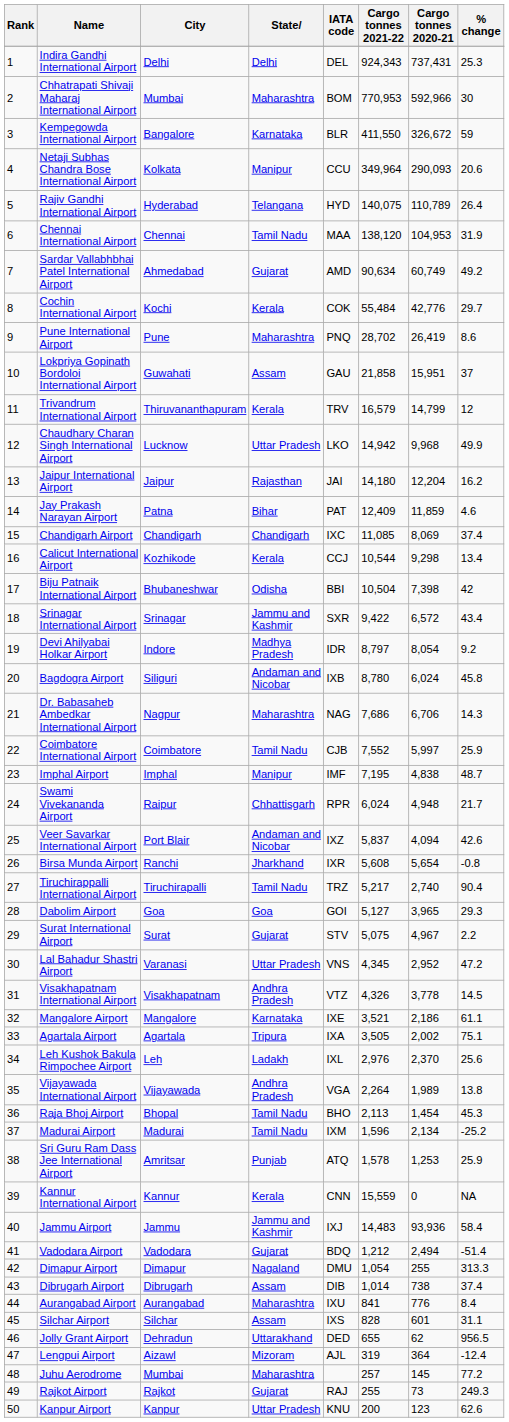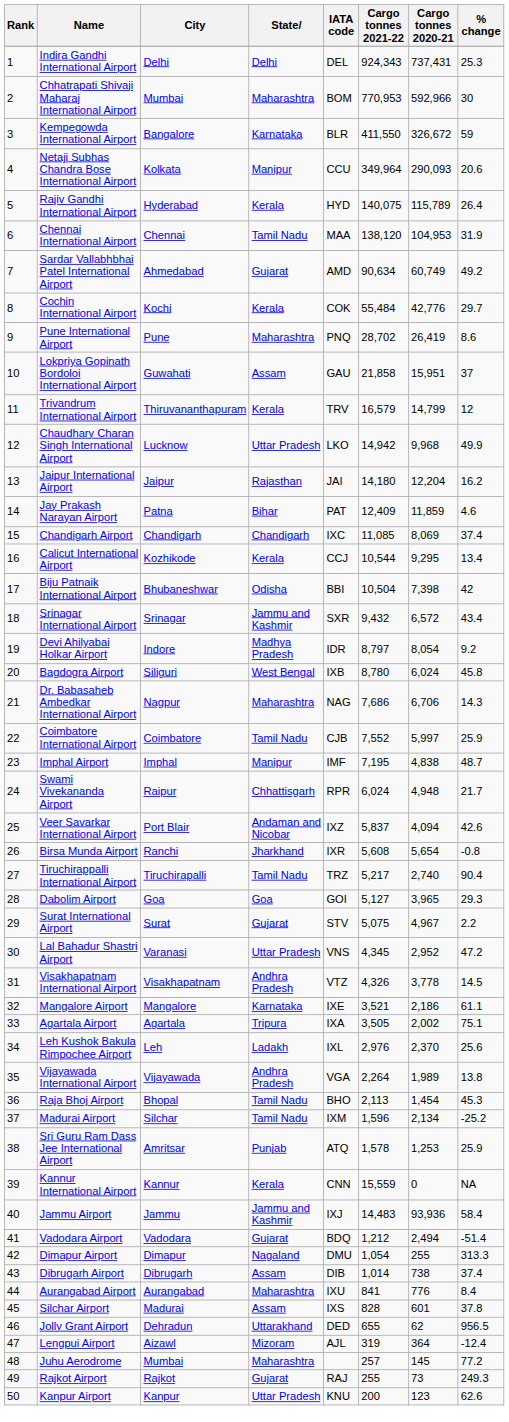(277, 205) Telangana -> (268, 205) Kerala
(431, 205) 110,789 -> (431, 205) 115,789
(425, 559) 9,298 -> (425, 559) 9,295
(375, 618) 9,422 -> (375, 618) 9,432
(286, 678) Andaman and Nicobar -> (283, 672) West Bengal
(164, 1131) Madurai -> (161, 1118) Silchar
(161, 1320) Silchar -> (164, 1308) Madurai
(472, 1320) 31.1 -> (472, 1308) 37.8
